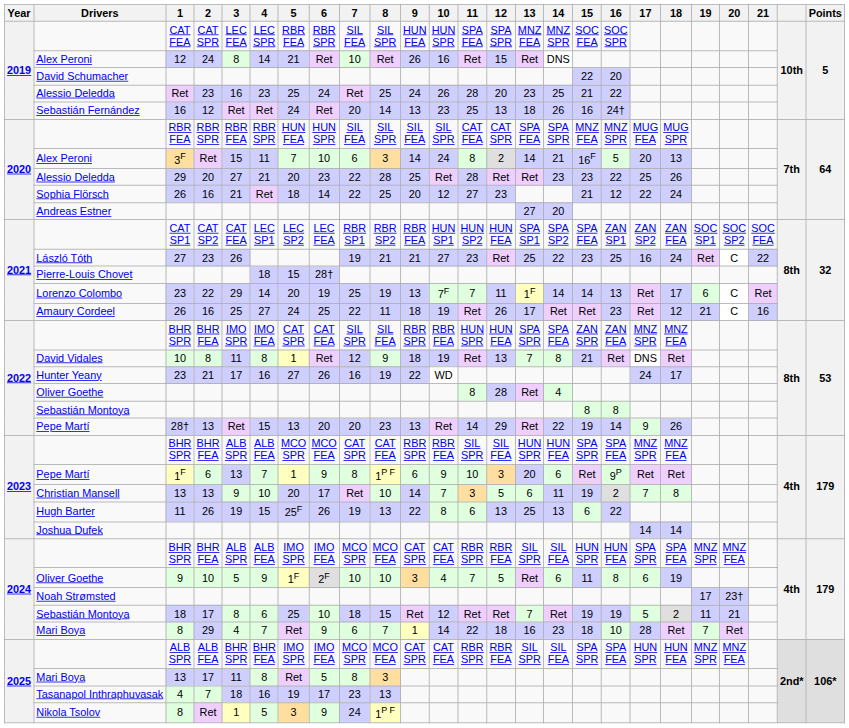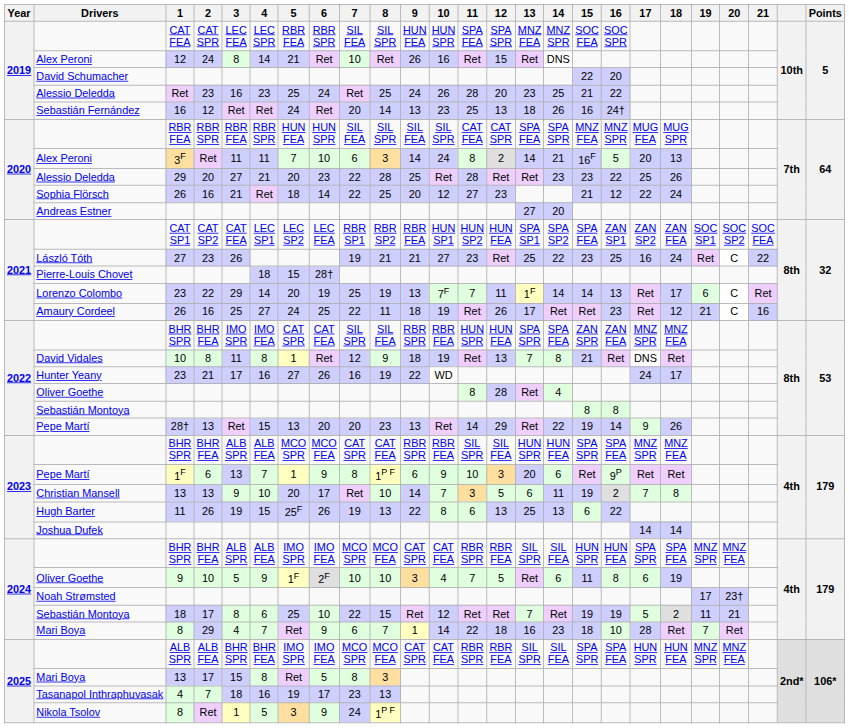(236, 158) 15 -> (236, 158) 11
(355, 613) 18 -> (355, 613) 22
(236, 677) 11 -> (236, 677) 15
